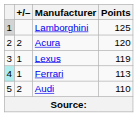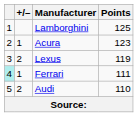(9, 28) lightgrey background -> (9, 28) no background
(19, 43) 2 -> (19, 43) 1
(123, 43) 120 -> (123, 43) 123
(19, 58) 1 -> (19, 58) 2
(123, 74) 113 -> (123, 74) 111
